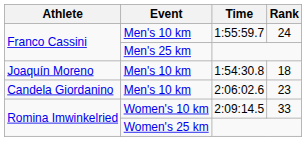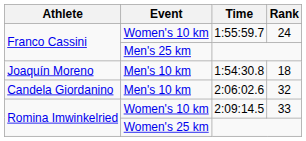(157, 33) Men's 10 km -> (166, 33) Women's 10 km
(284, 90) 23 -> (284, 90) 32
